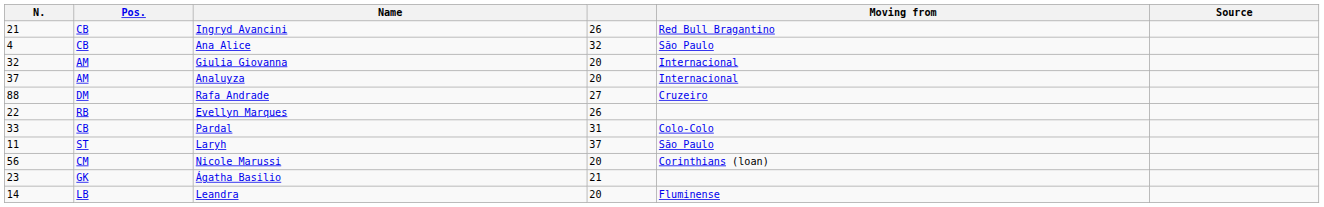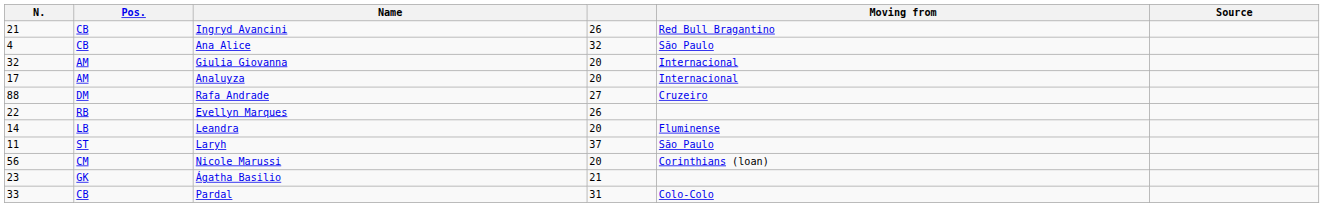(13, 79) 37 -> (13, 79) 17
rows swapped: (214, 128) <-> (217, 194)
